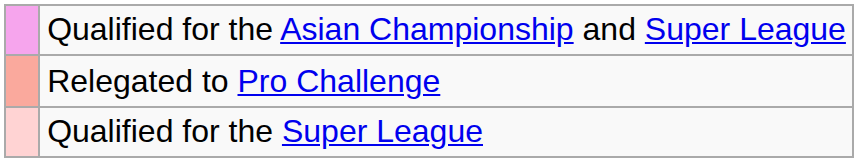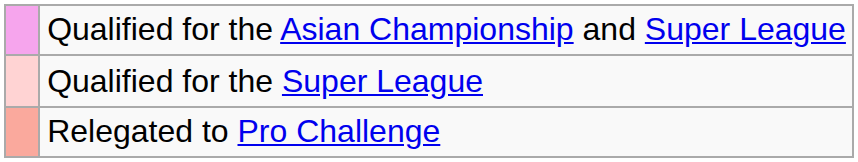rows swapped: (265, 131) <-> (244, 80)
